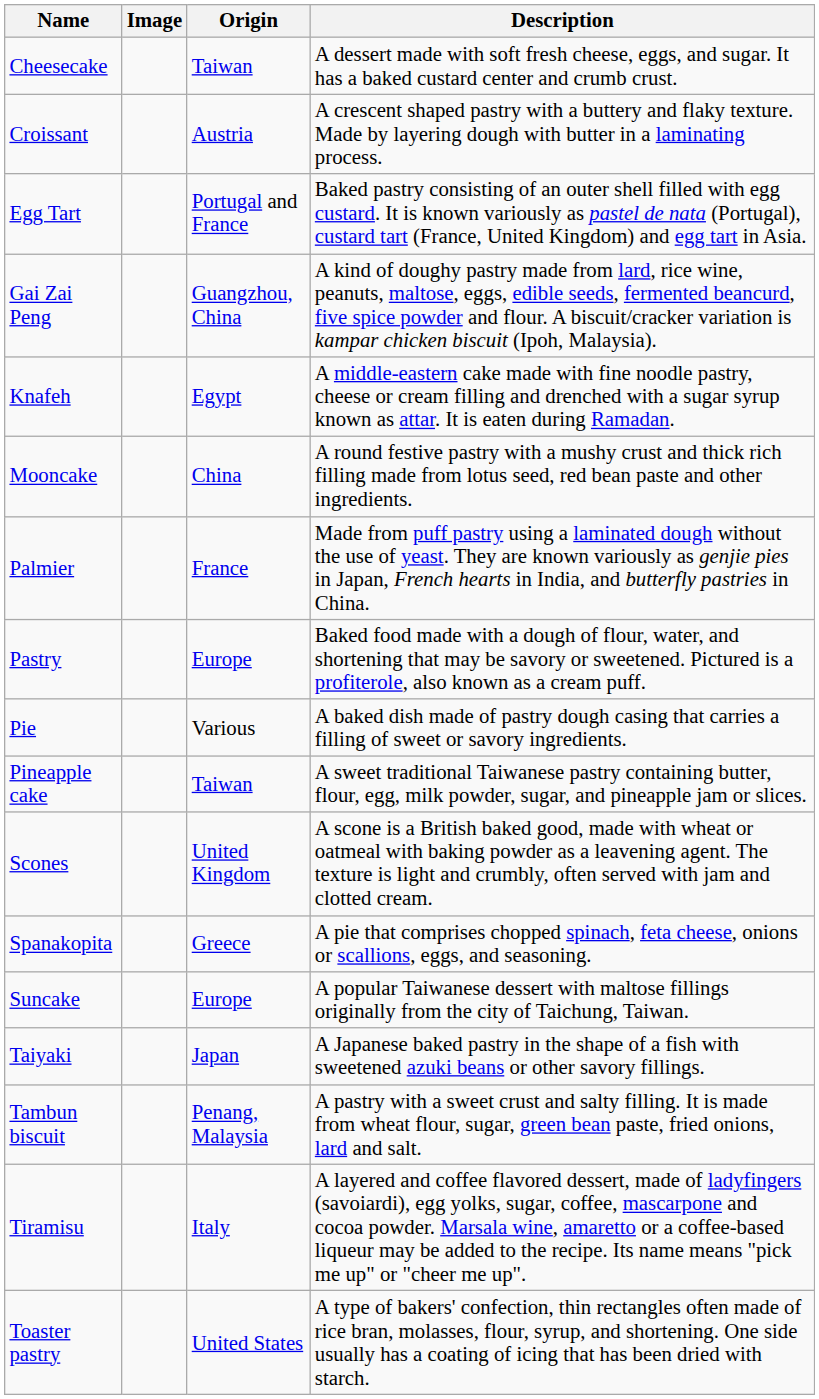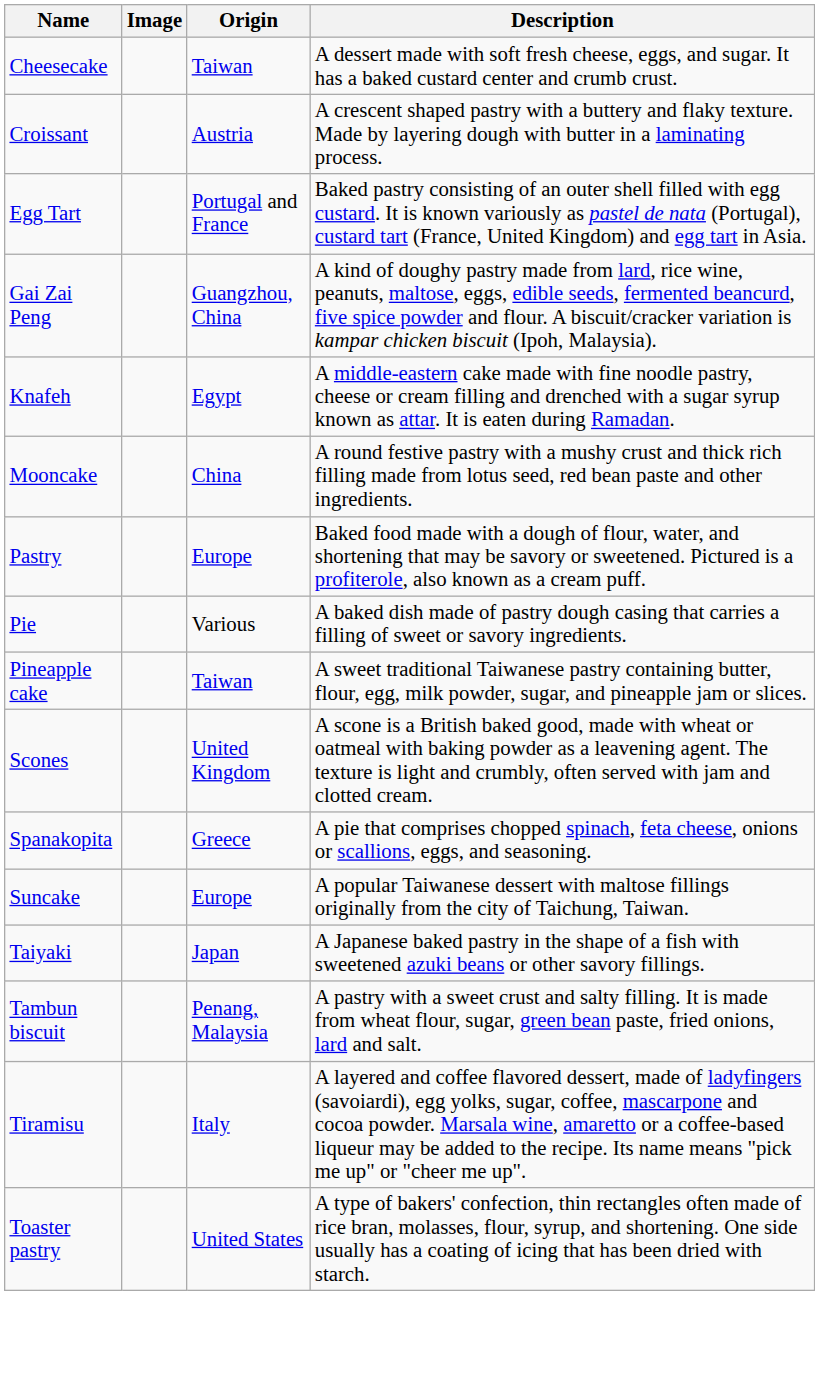- row: (42, 567)
